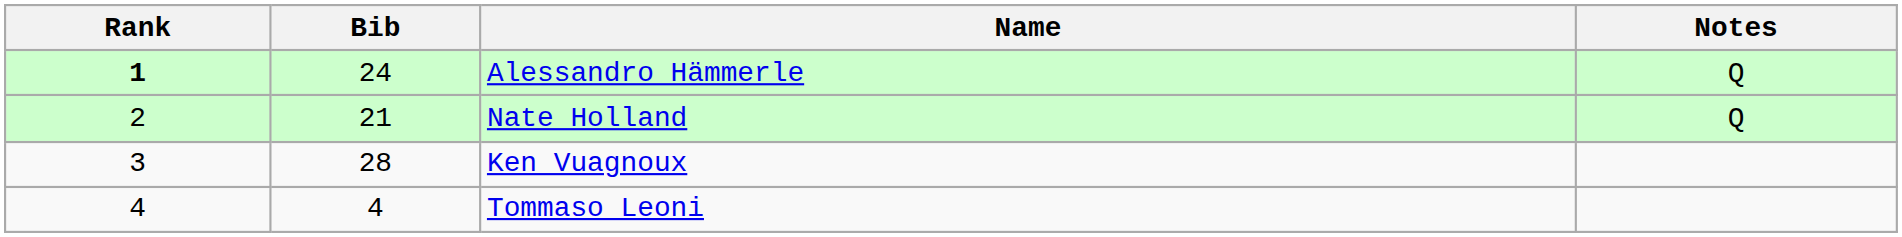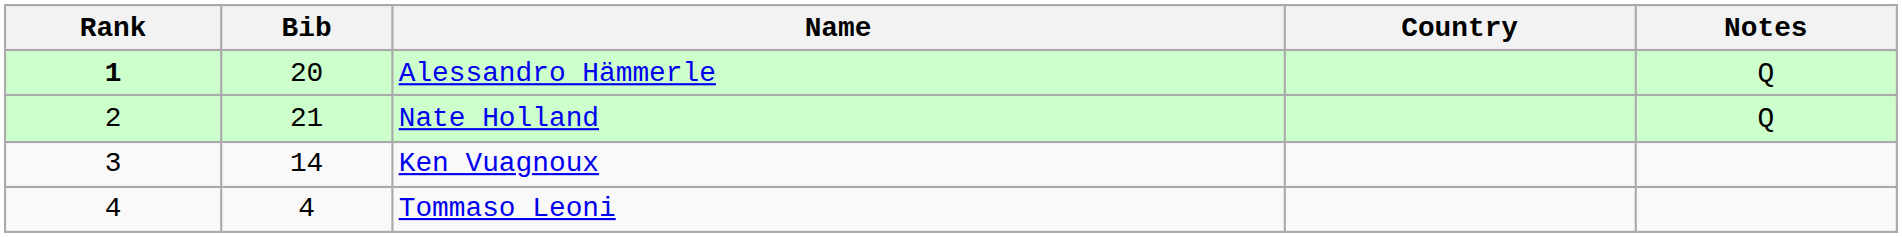+ column: (1460, 28)
(375, 73) 24 -> (307, 73) 20
(375, 164) 28 -> (307, 164) 14
